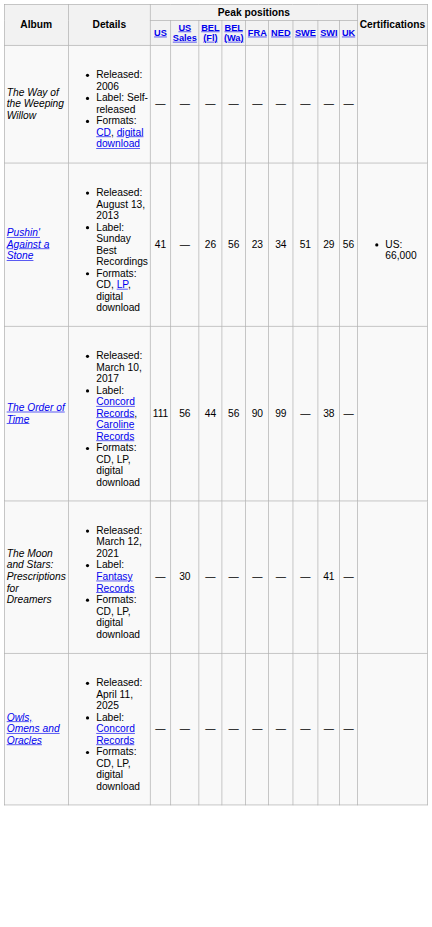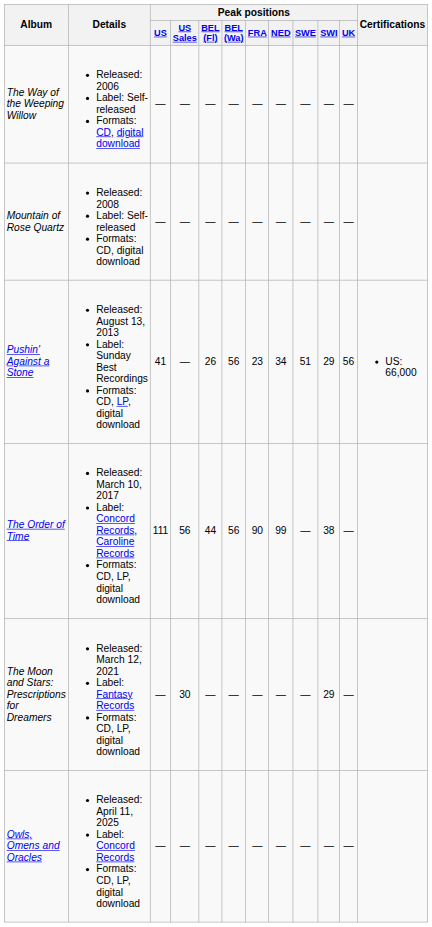+ row: (35, 221)
(329, 577) 41 -> (329, 694) 29
